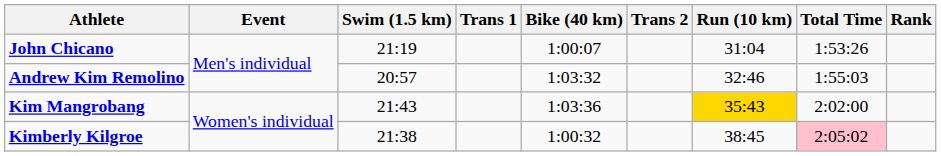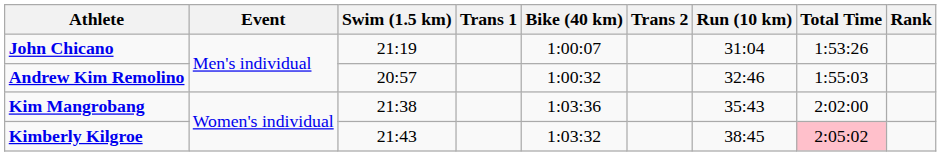(574, 77) 1:03:32 -> (574, 77) 1:00:32
(397, 107) 21:43 -> (397, 107) 21:38
(744, 107) gold background -> (744, 107) no background
(397, 136) 21:38 -> (397, 136) 21:43
(574, 136) 1:00:32 -> (574, 136) 1:03:32
